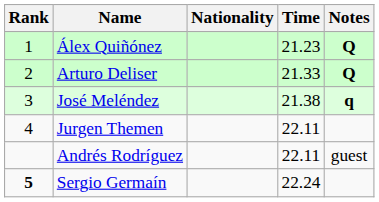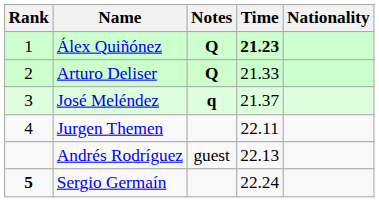columns swapped: (232, 18) <-> (349, 18)
(301, 45) normal -> (260, 45) bold
(301, 100) 21.38 -> (260, 100) 21.37
(301, 155) 22.11 -> (260, 155) 22.13
